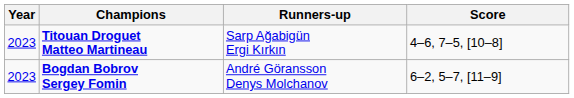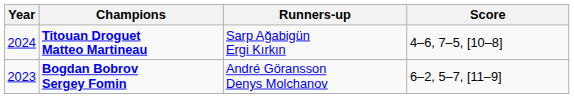(22, 42) 2023 -> (22, 42) 2024
